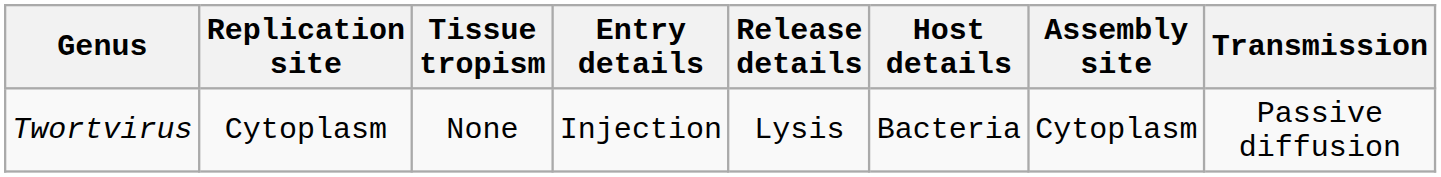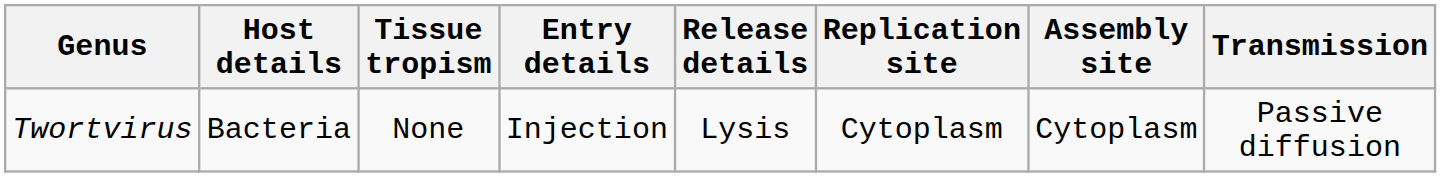columns swapped: (949, 47) <-> (306, 47)
